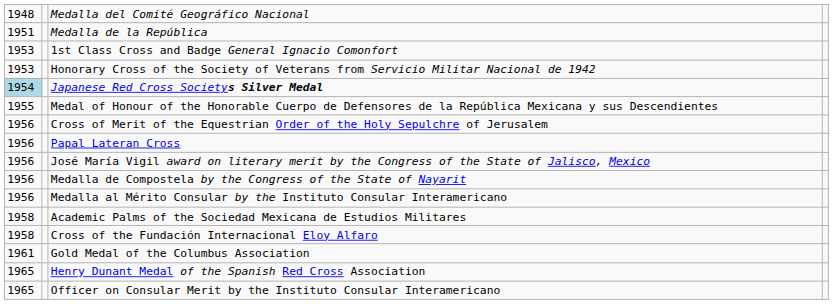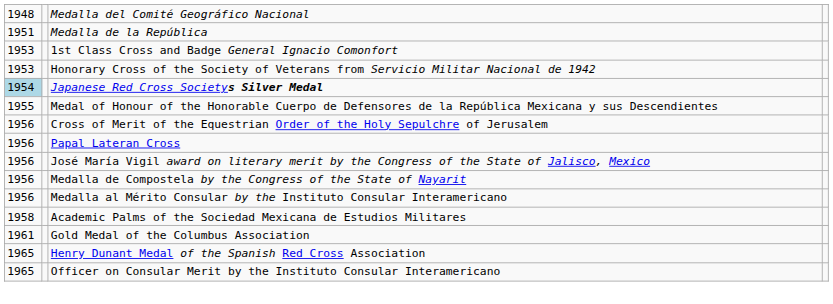- row: (214, 235)
